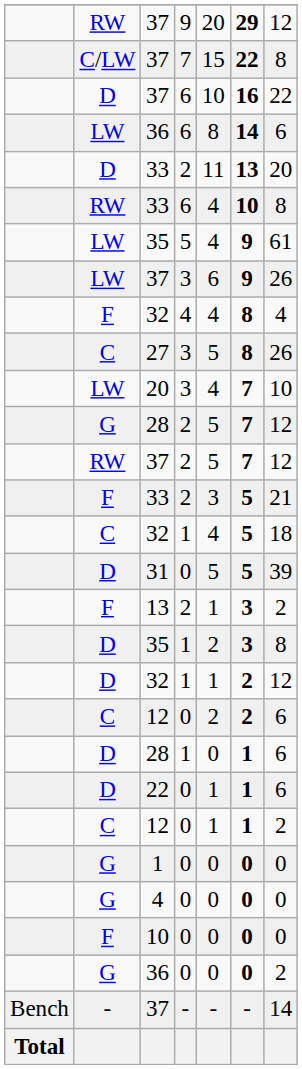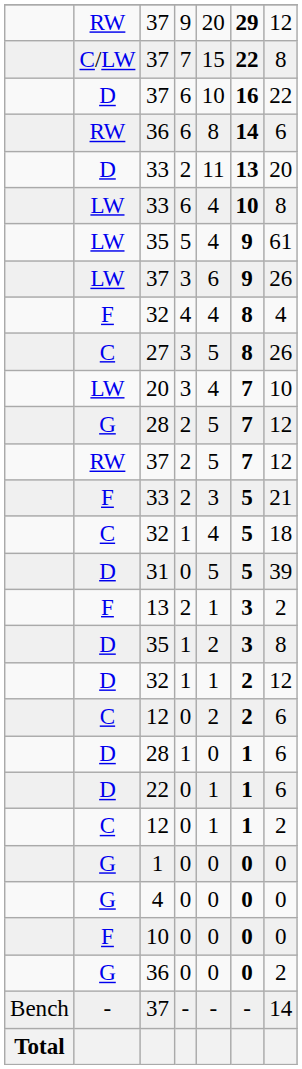(107, 132) LW -> (107, 132) RW
(107, 205) RW -> (107, 205) LW
